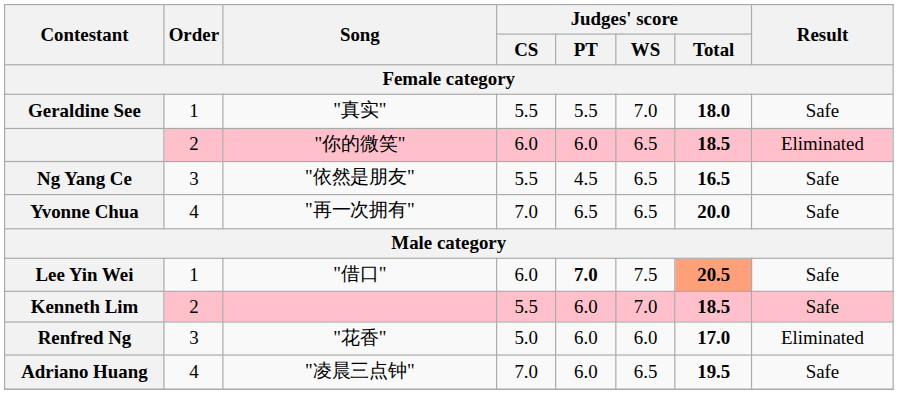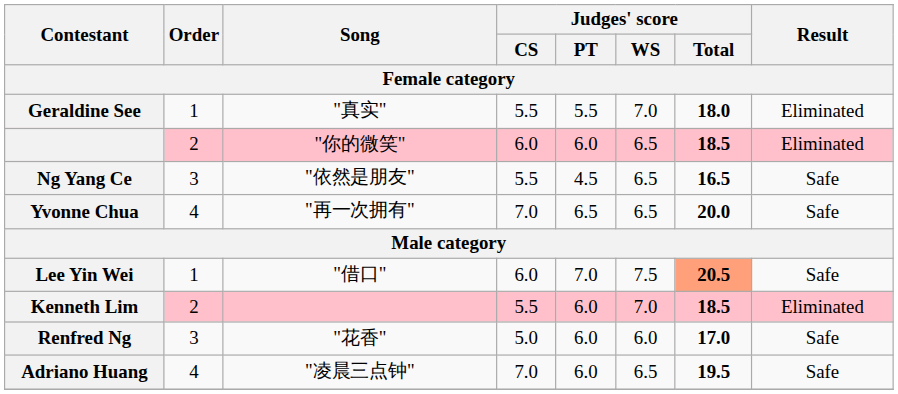(822, 111) Safe -> (822, 111) Eliminated
(586, 274) bold -> (586, 274) normal
(822, 306) Safe -> (822, 306) Eliminated
(822, 338) Eliminated -> (822, 338) Safe
